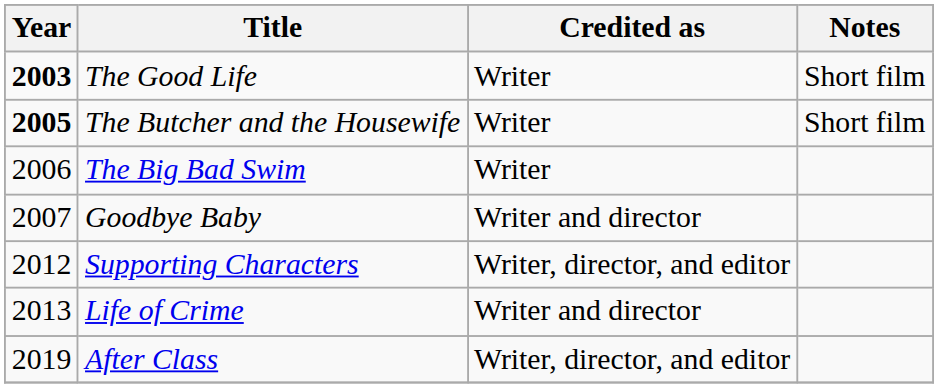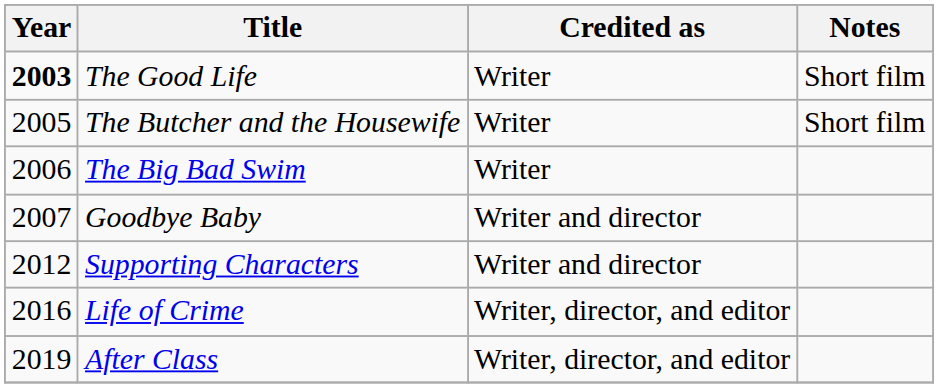(42, 122) bold -> (42, 122) normal
(632, 264) Writer, director, and editor -> (587, 264) Writer and director
(42, 311) 2013 -> (42, 311) 2016
(587, 311) Writer and director -> (632, 311) Writer, director, and editor
